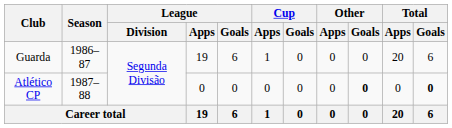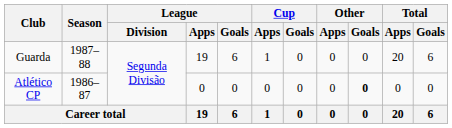(85, 57) 1986–87 -> (85, 57) 1987–88
(85, 89) 1987–88 -> (85, 89) 1986–87
(430, 89) bold -> (430, 89) normal
